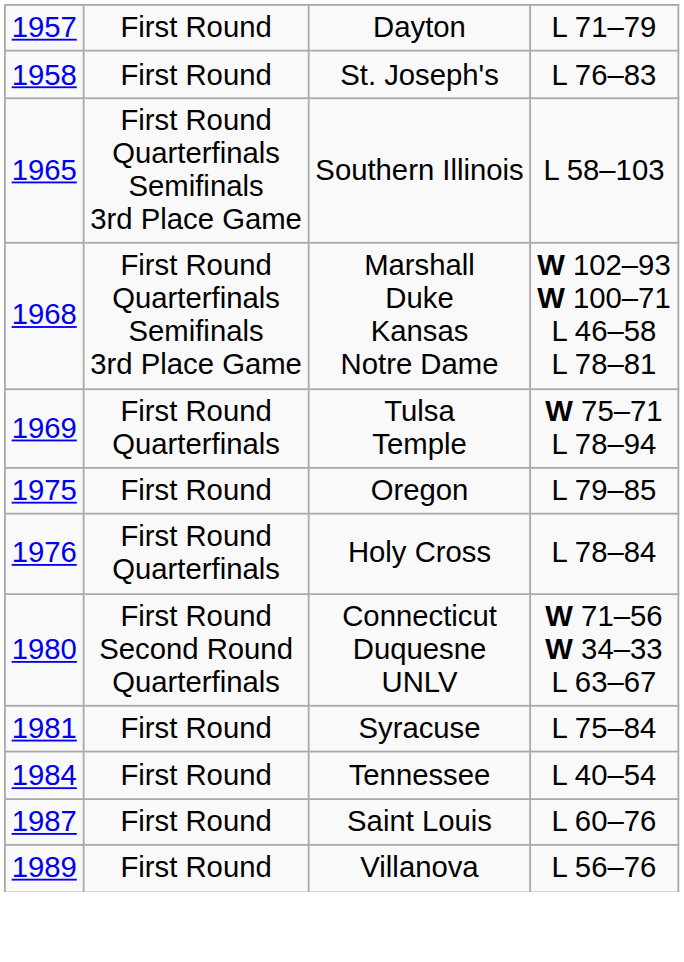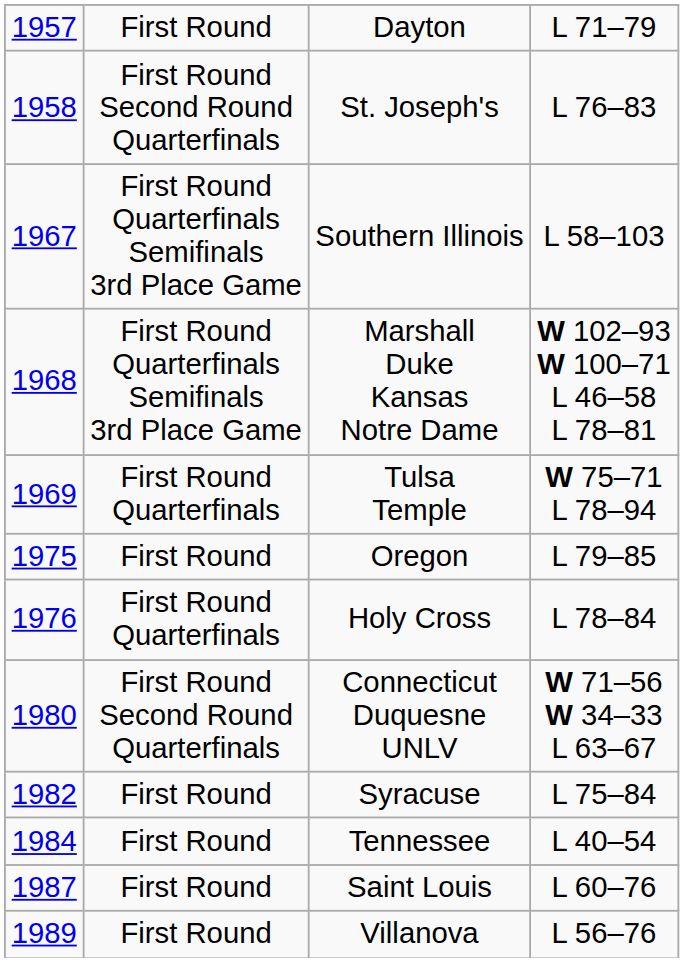(196, 74) First Round -> (196, 107) First Round Second Round Quarterfinals
(44, 170) 1965 -> (44, 235) 1967
(44, 728) 1981 -> (44, 794) 1982
